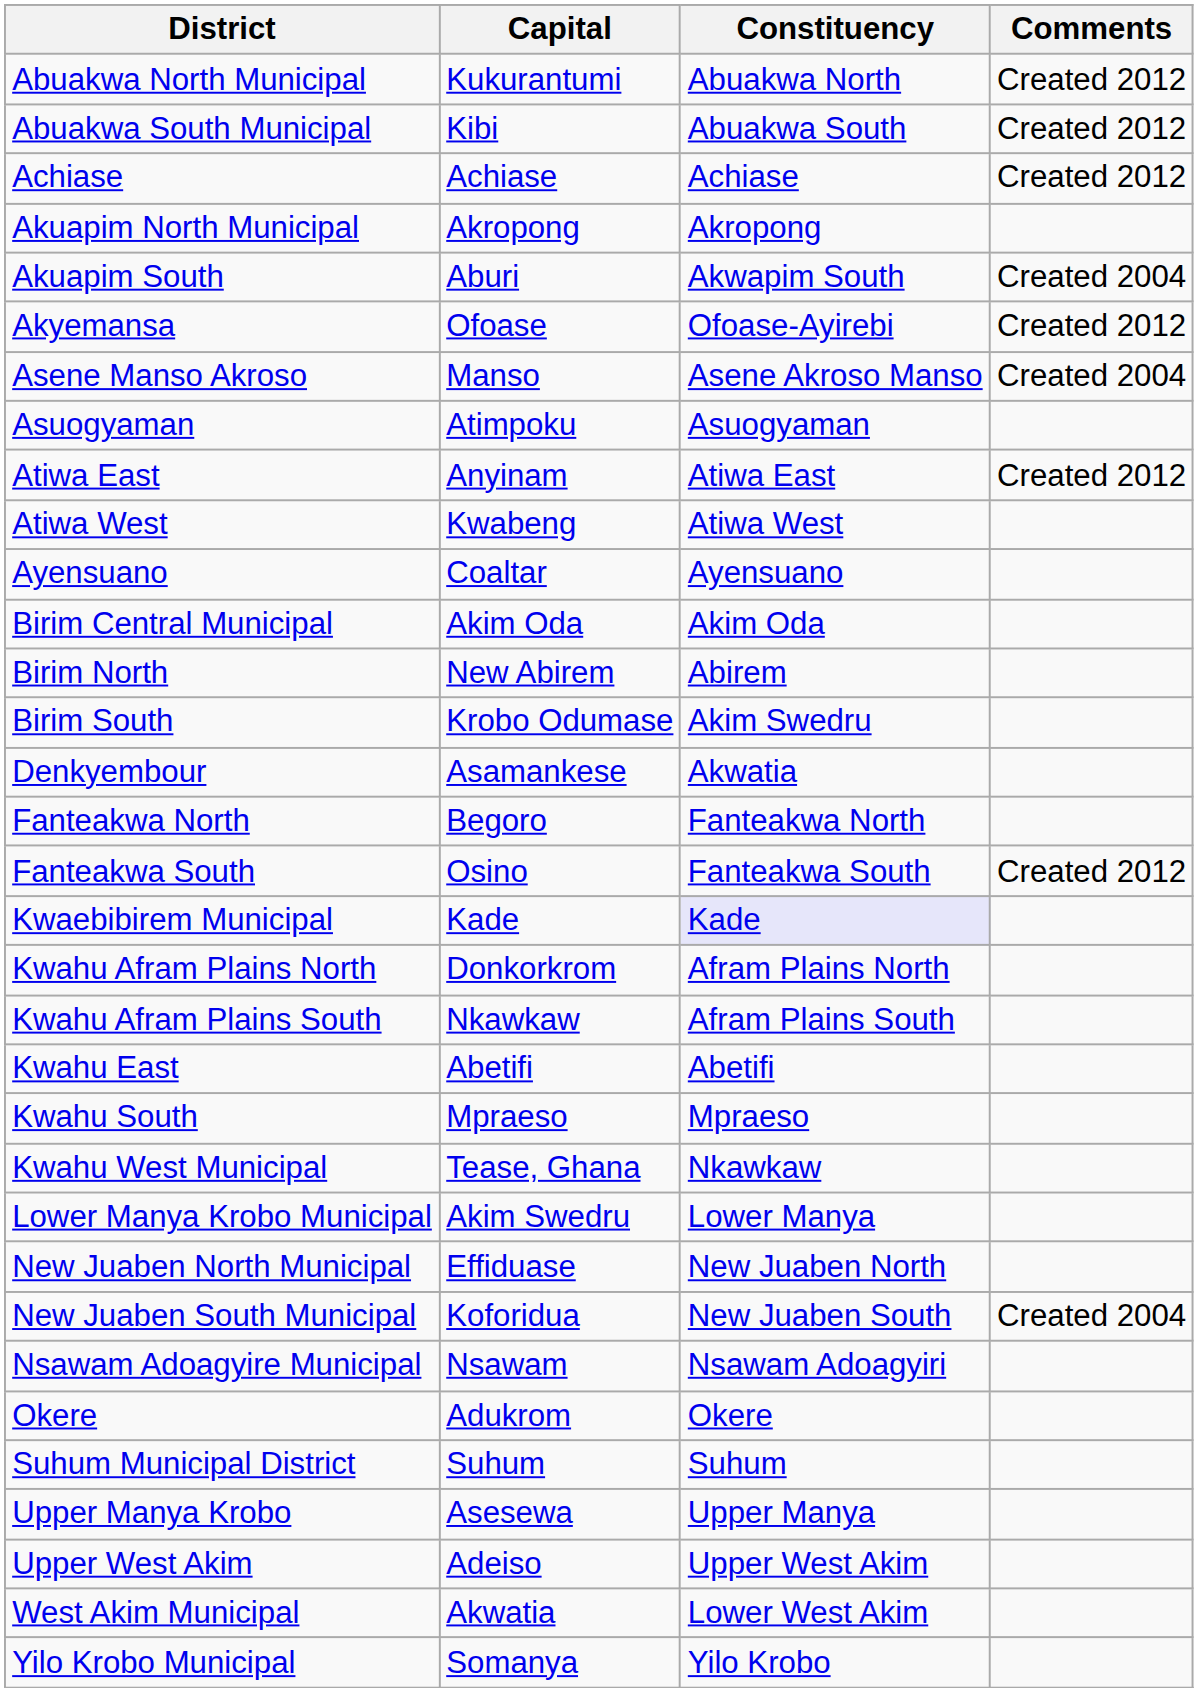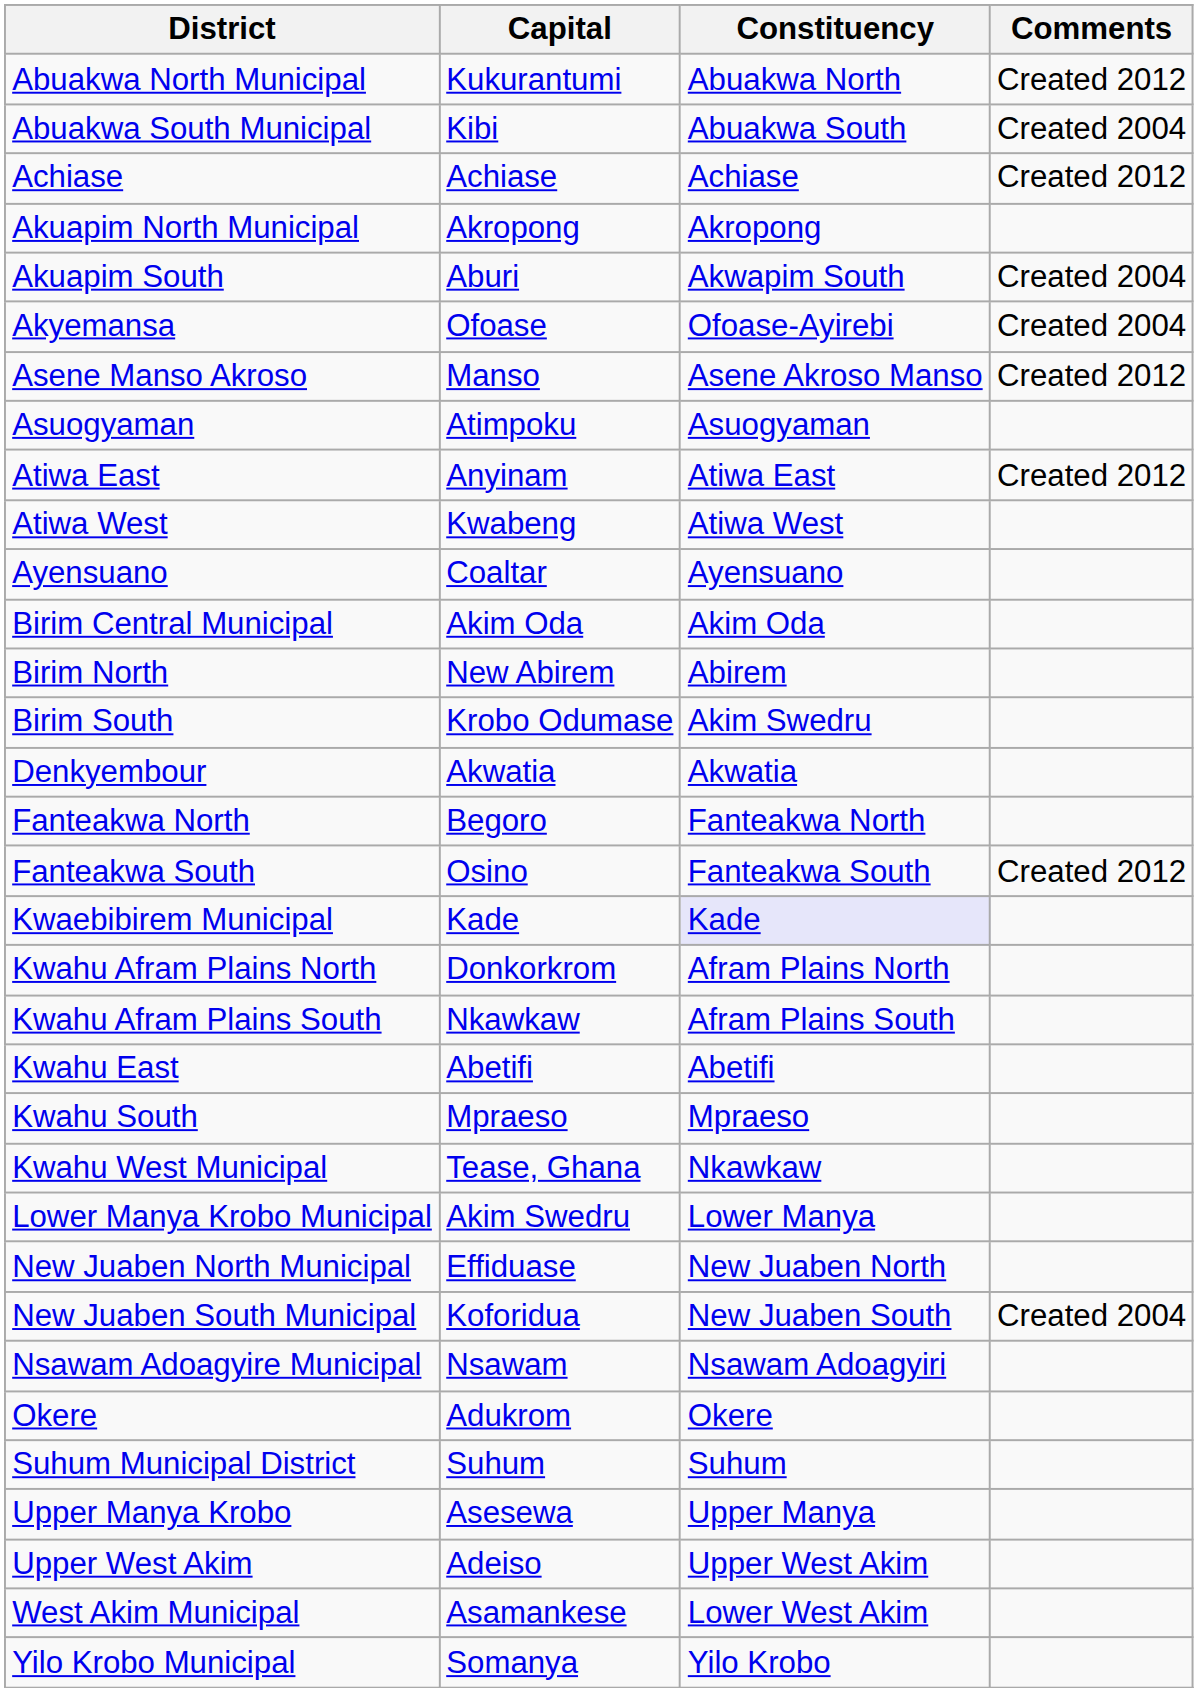(1092, 128) Created 2012 -> (1092, 128) Created 2004
(1092, 326) Created 2012 -> (1092, 326) Created 2004
(1092, 375) Created 2004 -> (1092, 375) Created 2012
(536, 771) Asamankese -> (501, 771) Akwatia
(501, 1612) Akwatia -> (536, 1612) Asamankese
